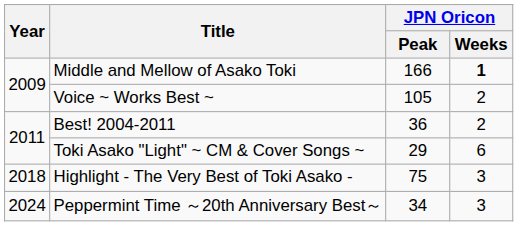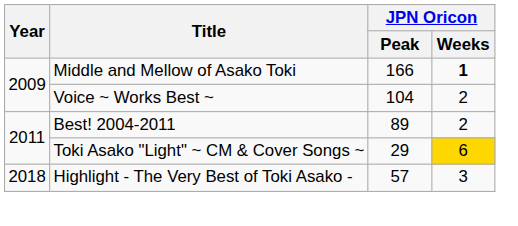(418, 97) 105 -> (400, 97) 104
(418, 124) 36 -> (400, 124) 89
(481, 151) no background -> (463, 151) gold background
(418, 177) 75 -> (400, 177) 57
- row: (218, 205)
